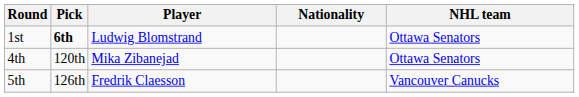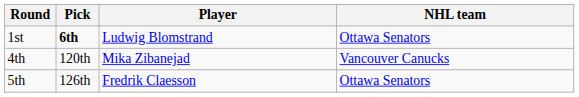- column: (331, 15)
(435, 59) Ottawa Senators -> (394, 59) Vancouver Canucks
(444, 80) Vancouver Canucks -> (385, 80) Ottawa Senators
